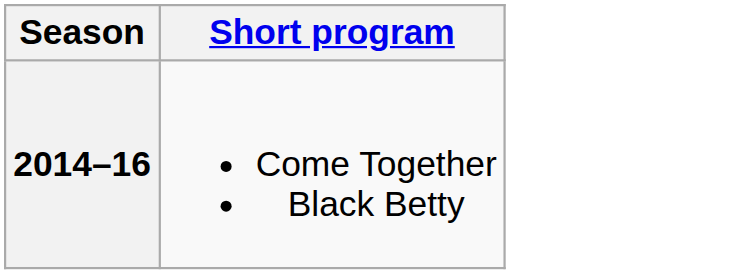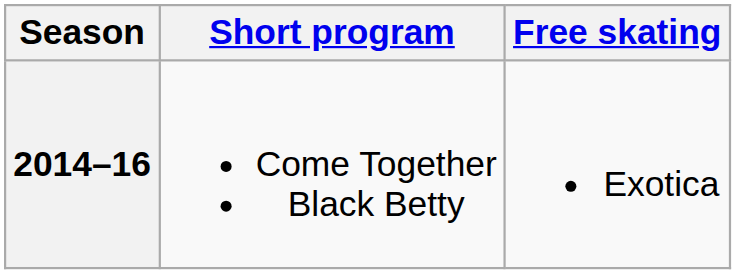+ column: (617, 32)
